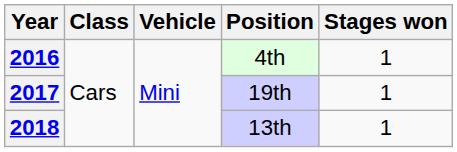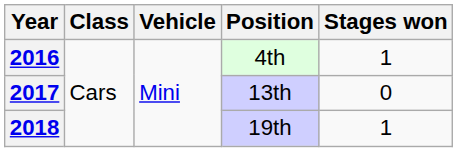(270, 92) 19th -> (270, 92) 13th
(386, 92) 1 -> (386, 92) 0
(270, 127) 13th -> (270, 127) 19th
